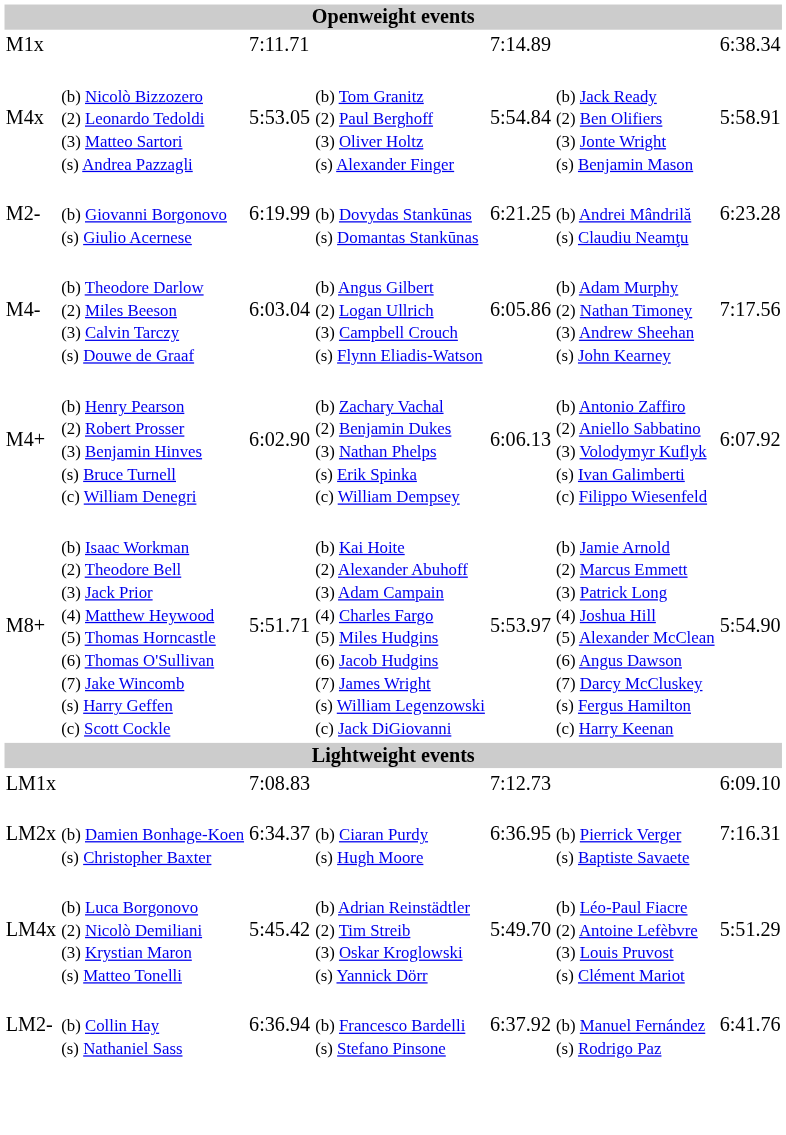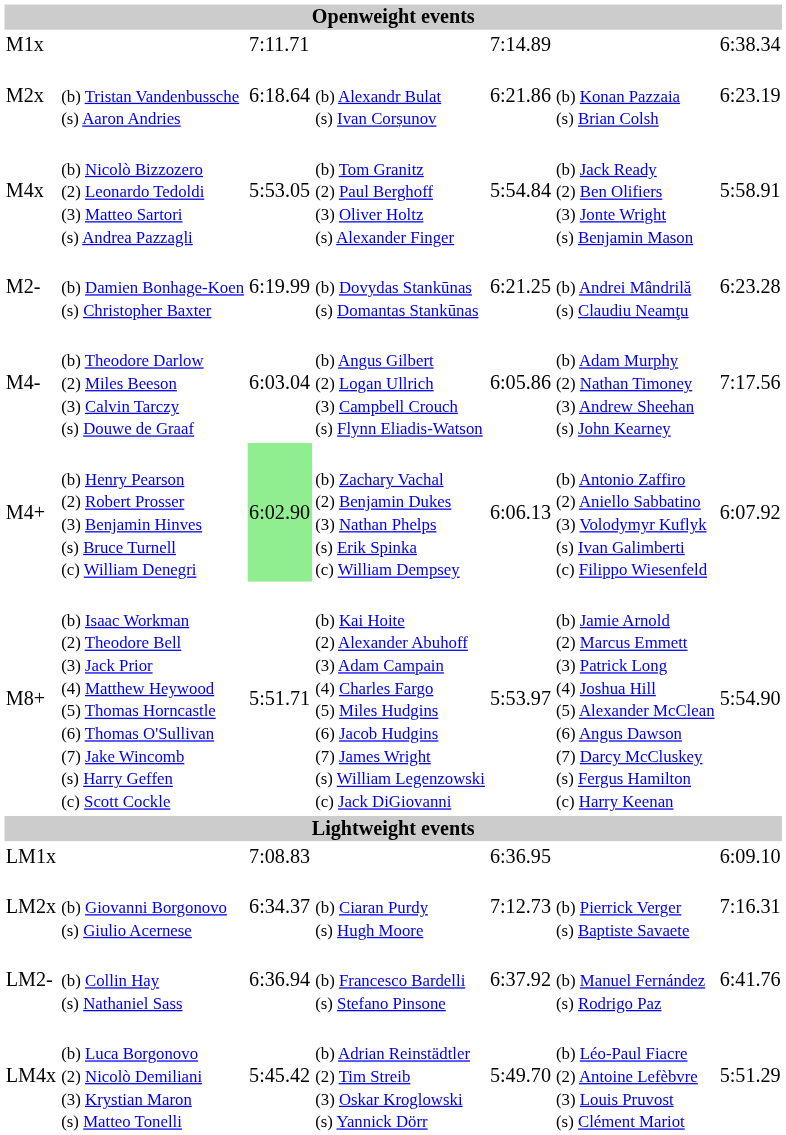+ row: (25, 95)
(144, 226) (b) Giovanni Borgonovo (s) Giulio Acernese -> (153, 299) (b) Damien Bonhage-Koen (s) Christopher Baxter
(280, 439) no background -> (280, 512) lightgreen background
(520, 783) 7:12.73 -> (520, 856) 6:36.95
(153, 846) (b) Damien Bonhage-Koen (s) Christopher Baxter -> (144, 919) (b) Giovanni Borgonovo (s) Giulio Acernese
(520, 833) 6:36.95 -> (520, 906) 7:12.73
rows swapped: (31, 929) <-> (29, 1024)
